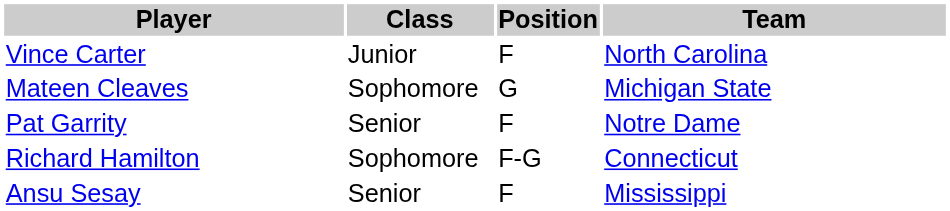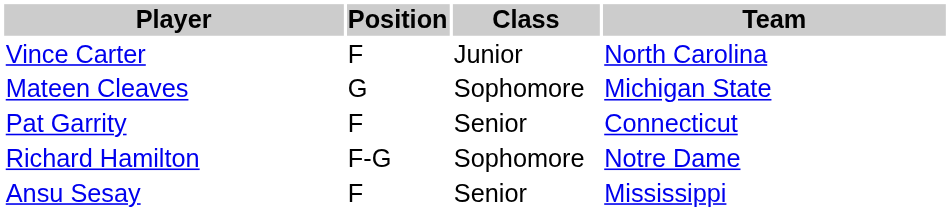columns swapped: (548, 19) <-> (420, 19)
(672, 123) Notre Dame -> (671, 123) Connecticut
(671, 158) Connecticut -> (672, 158) Notre Dame
